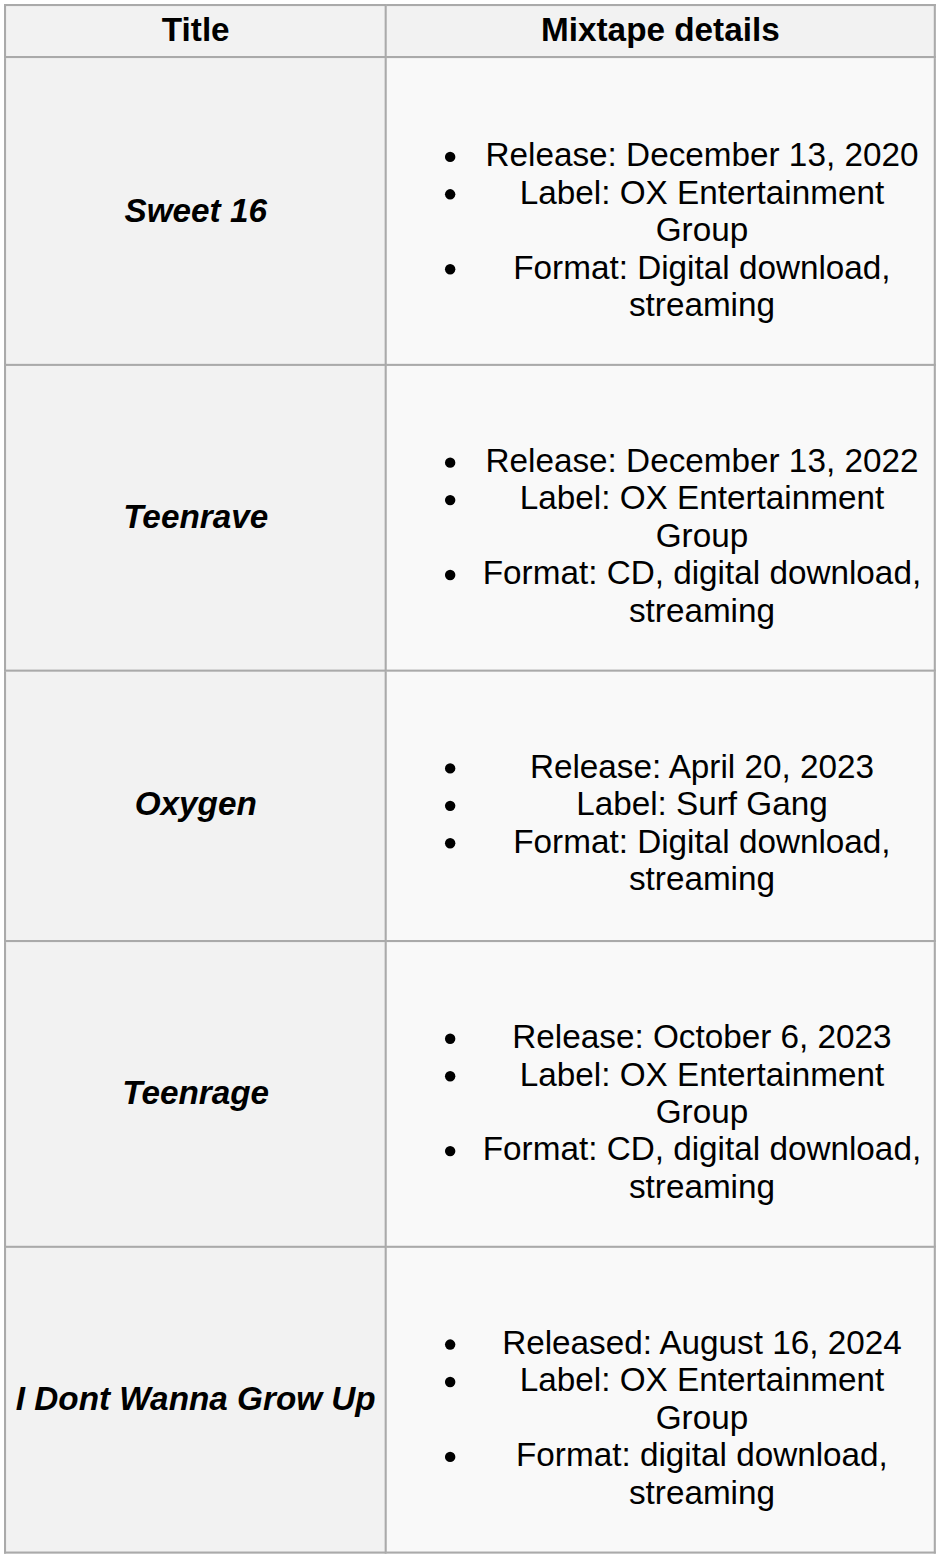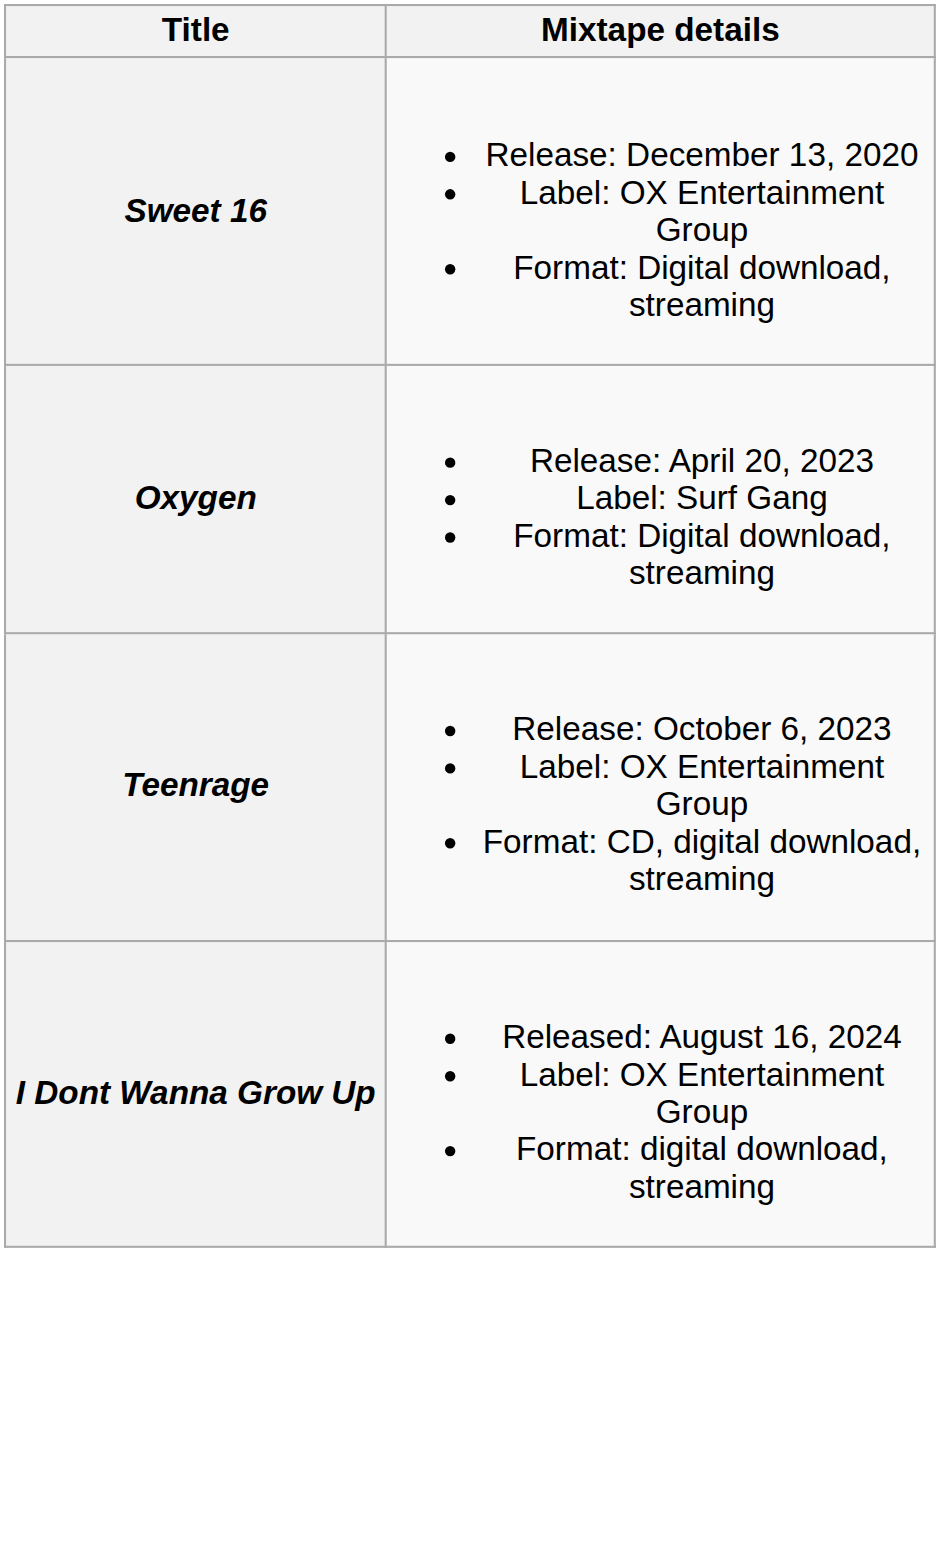- row: (196, 517)
